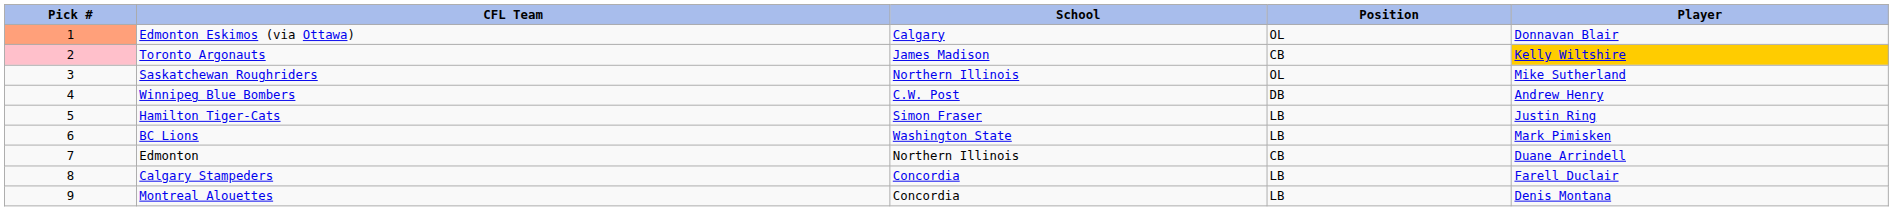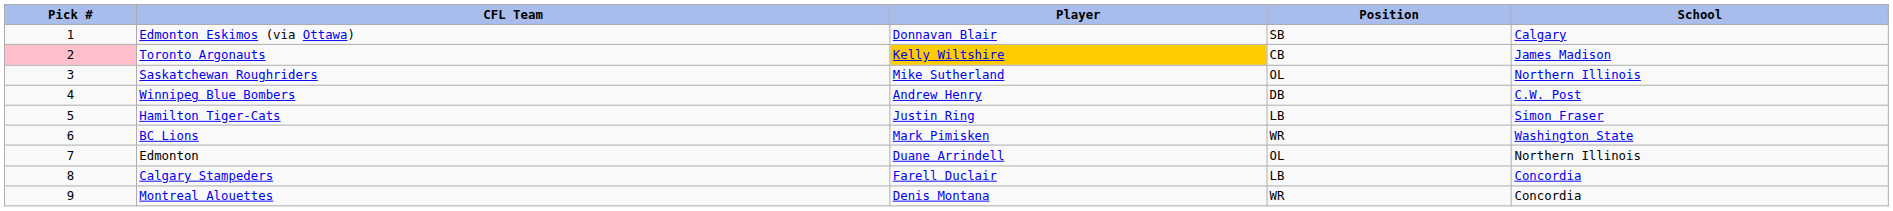columns swapped: (1700, 15) <-> (1078, 15)
(70, 35) lightsalmon background -> (70, 35) no background
(1277, 35) OL -> (1277, 35) SB
(1277, 135) LB -> (1277, 135) WR
(1277, 155) CB -> (1277, 155) OL
(1277, 196) LB -> (1277, 196) WR
